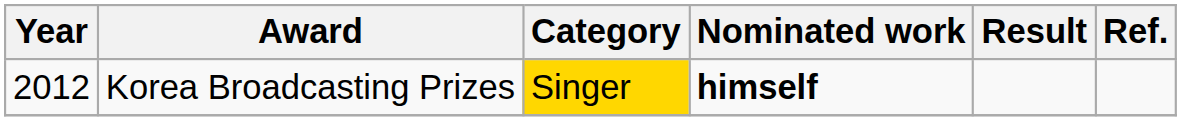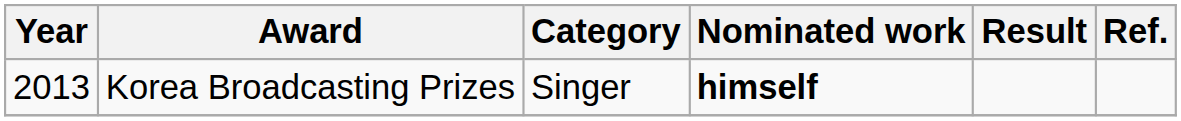(51, 86) 2012 -> (51, 86) 2013
(581, 86) gold background -> (581, 86) no background
